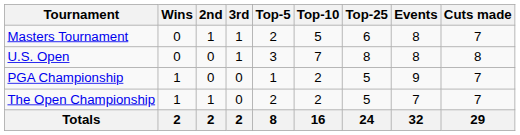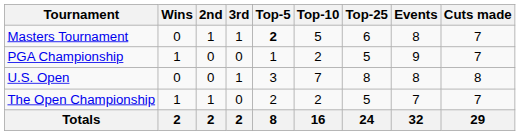(273, 36) normal -> (273, 36) bold
rows swapped: (65, 78) <-> (38, 57)
